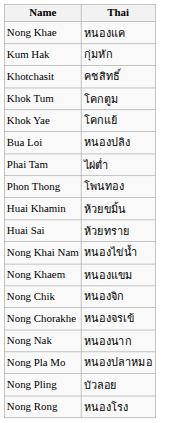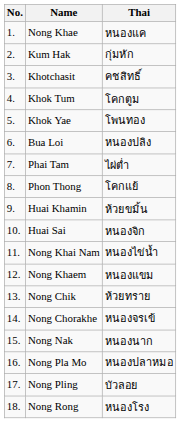+ column: (15, 13)
(100, 121) โคกแย้ -> (125, 121) โพนทอง
(104, 187) โพนทอง -> (121, 187) โคกแย้
(107, 231) ห้วยทราย -> (125, 231) หนองจิก
(104, 297) หนองจิก -> (128, 297) ห้วยทราย
